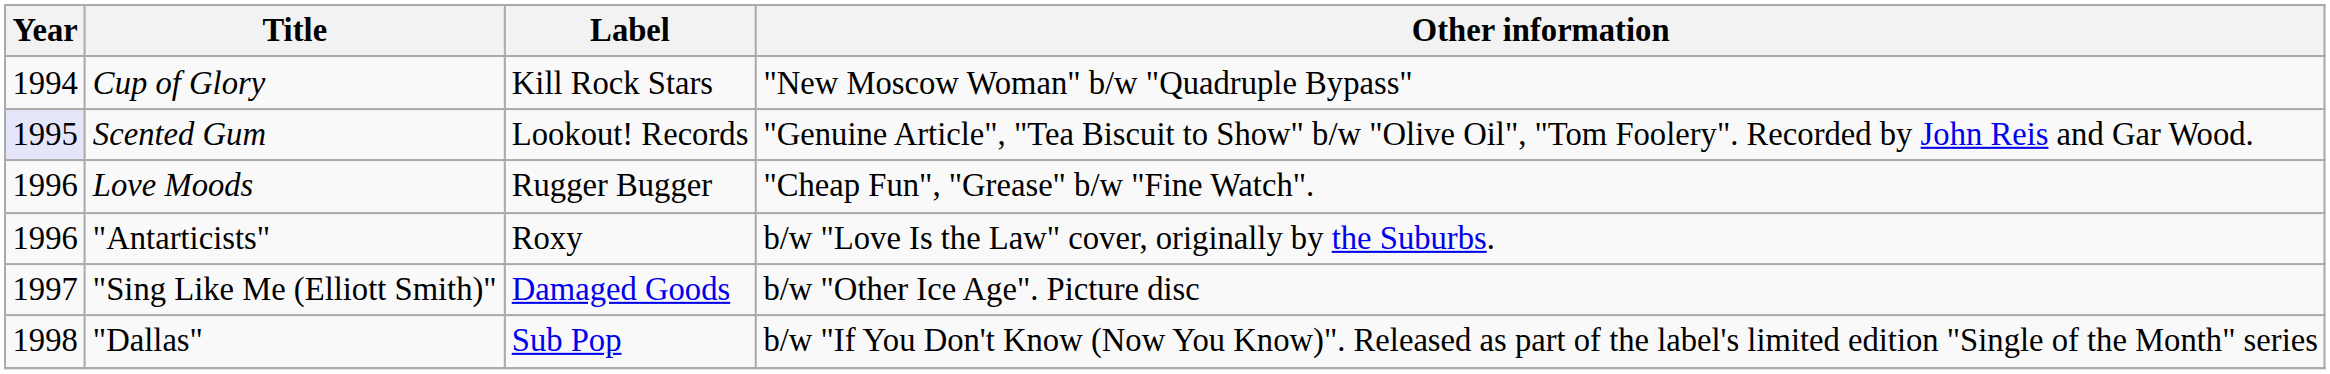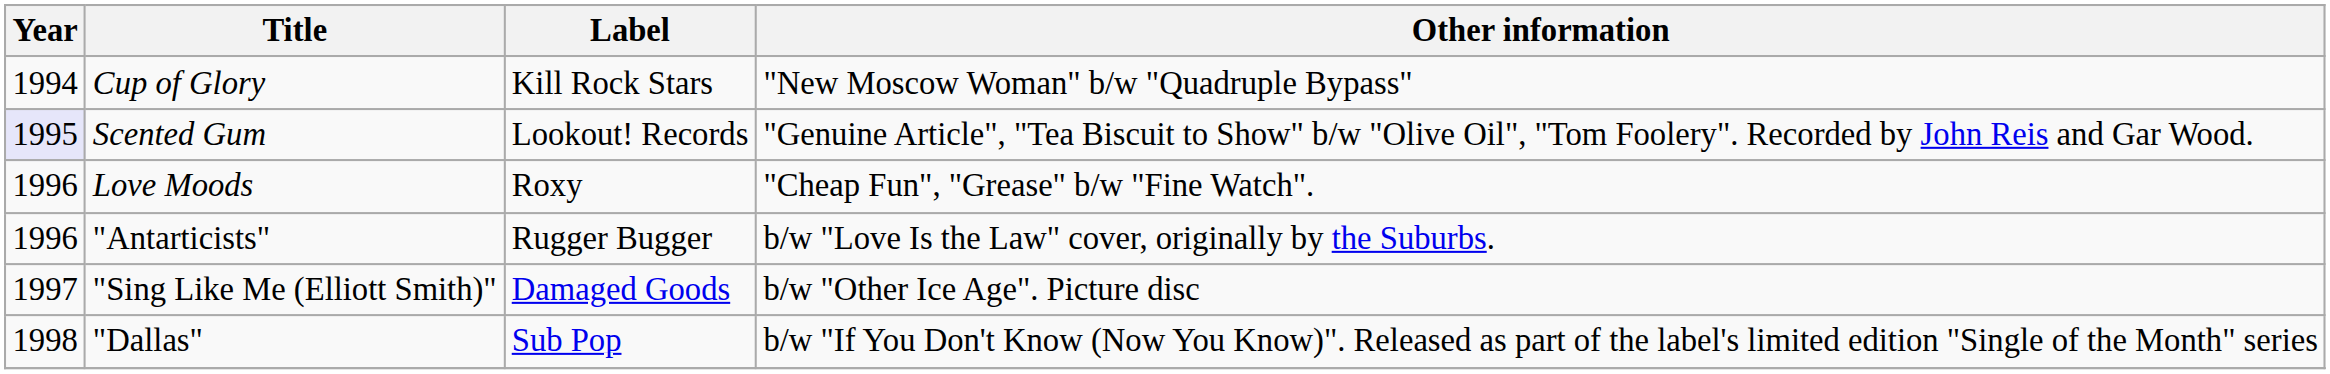(612, 185) Rugger Bugger -> (547, 185) Roxy
(547, 237) Roxy -> (612, 237) Rugger Bugger
